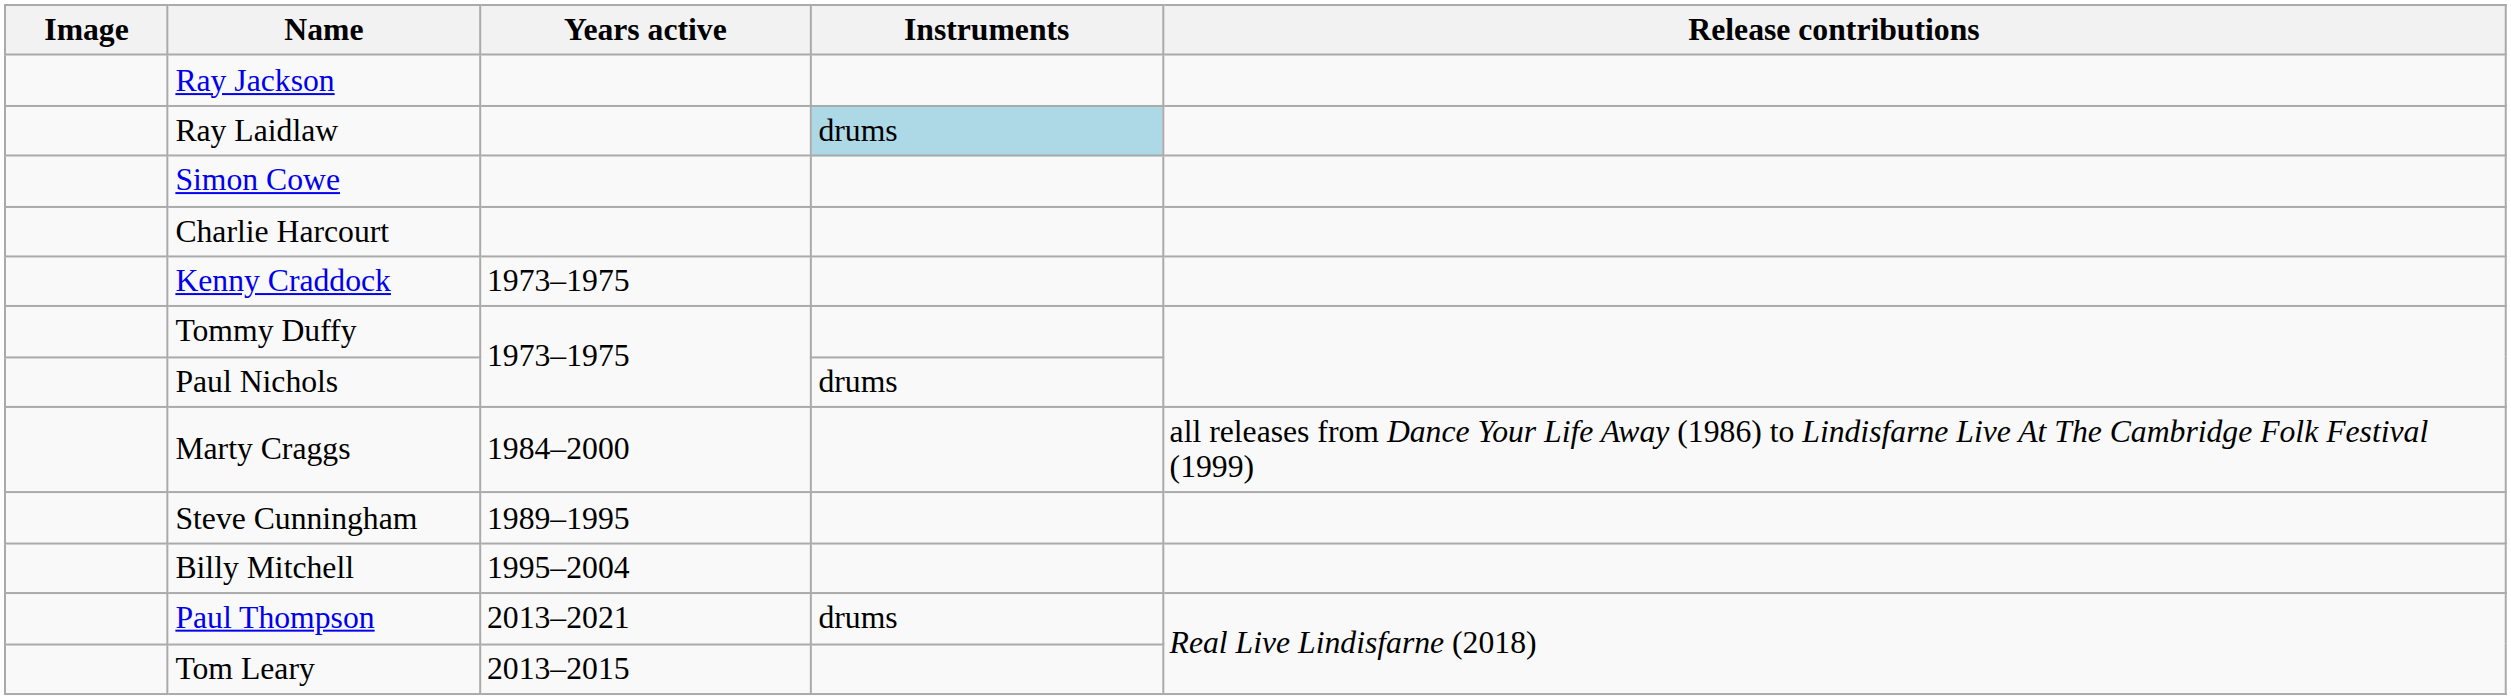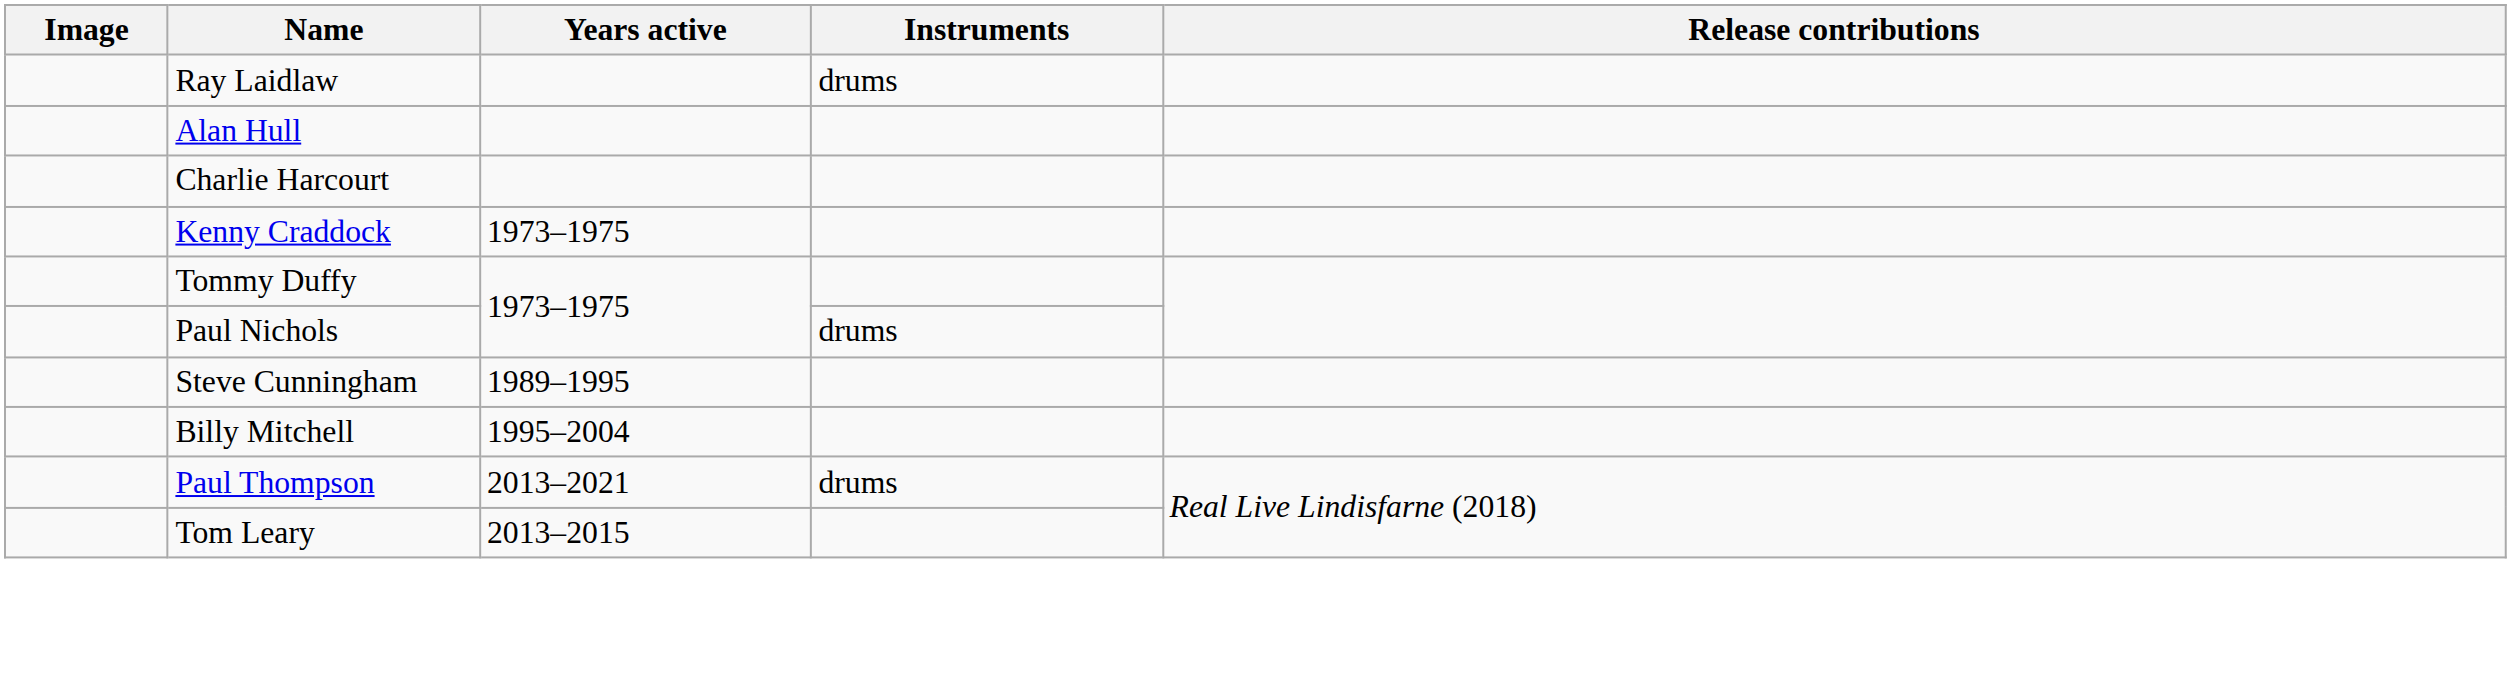- row: (255, 79)
(858, 130) lightblue background -> (858, 79) no background
- row: (258, 180)
+ row: (238, 130)
- row: (263, 449)
